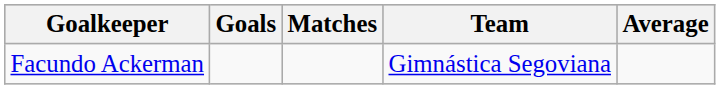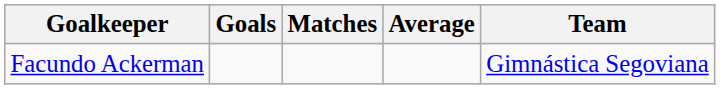columns swapped: (666, 24) <-> (500, 24)
